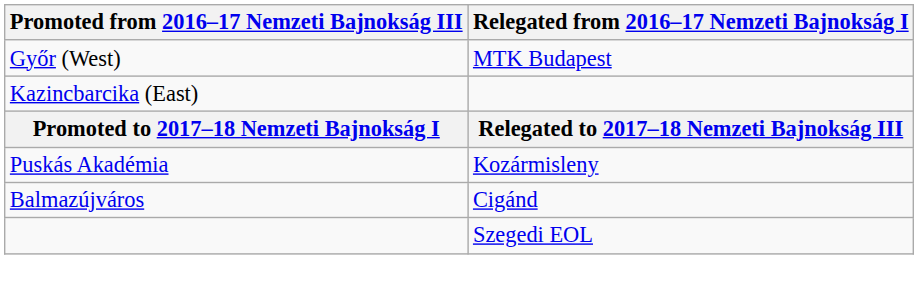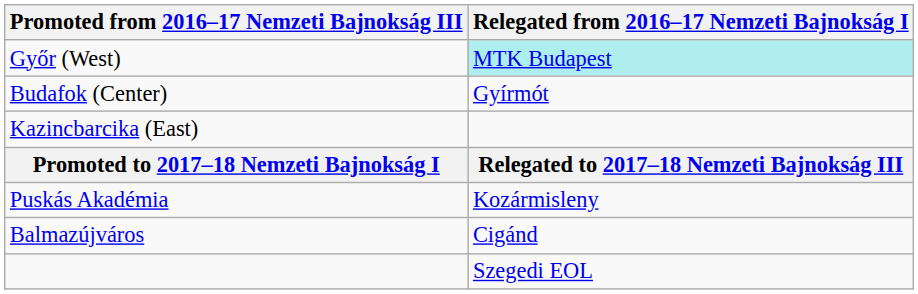(542, 57) no background -> (542, 57) paleturquoise background
+ row: (89, 93)
